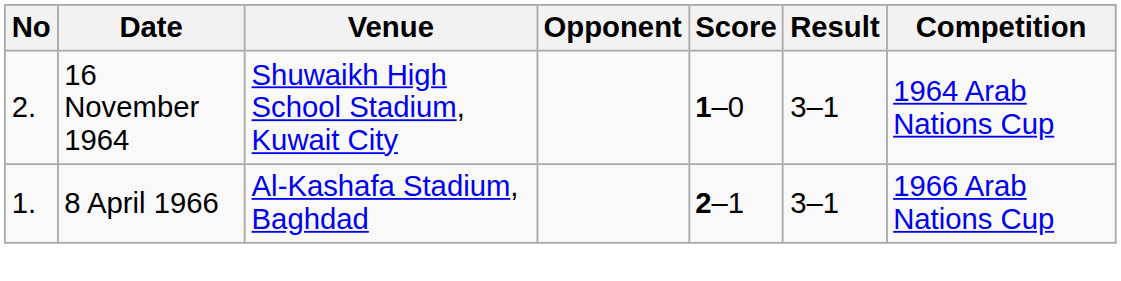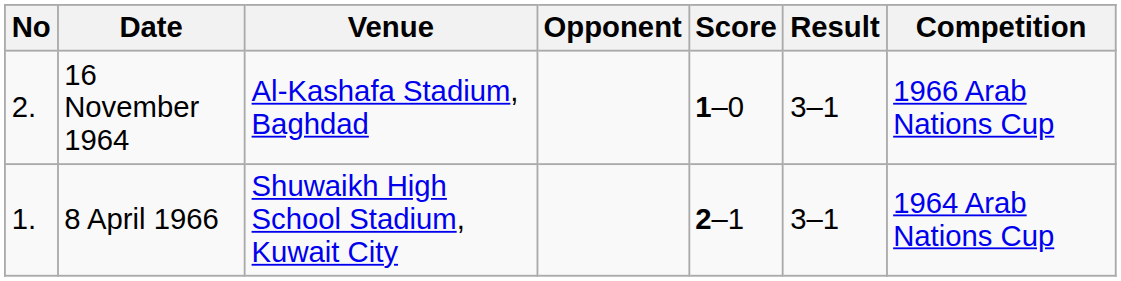(358, 107) Shuwaikh High School Stadium, Kuwait City -> (385, 107) Al-Kashafa Stadium, Baghdad
(974, 107) 1964 Arab Nations Cup -> (974, 107) 1966 Arab Nations Cup
(385, 202) Al-Kashafa Stadium, Baghdad -> (358, 219) Shuwaikh High School Stadium, Kuwait City
(974, 202) 1966 Arab Nations Cup -> (974, 219) 1964 Arab Nations Cup
